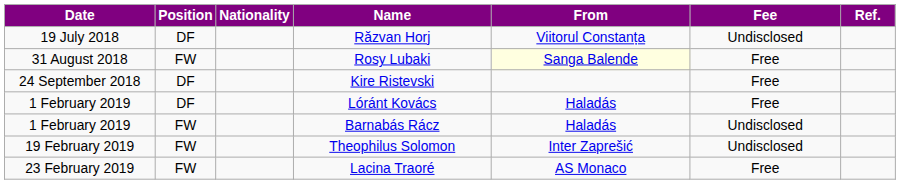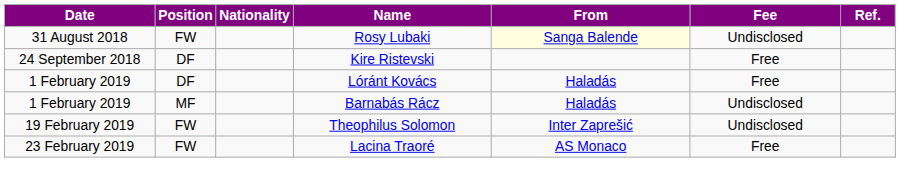- row: (392, 38)
(765, 59) Free -> (765, 38) Undisclosed
(185, 125) FW -> (185, 103) MF
